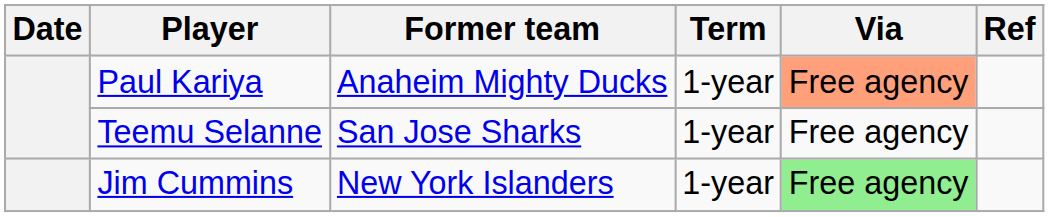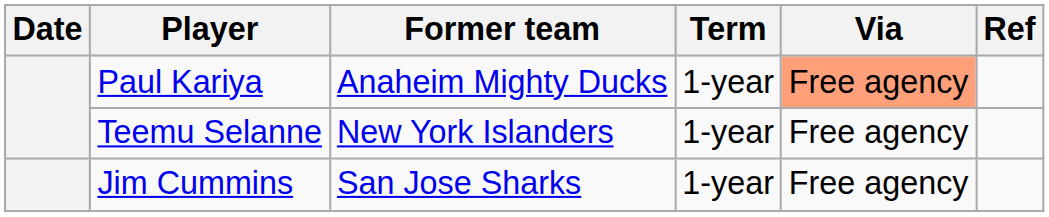(459, 132) San Jose Sharks -> (475, 132) New York Islanders
(475, 183) New York Islanders -> (459, 183) San Jose Sharks
(879, 183) lightgreen background -> (879, 183) no background
